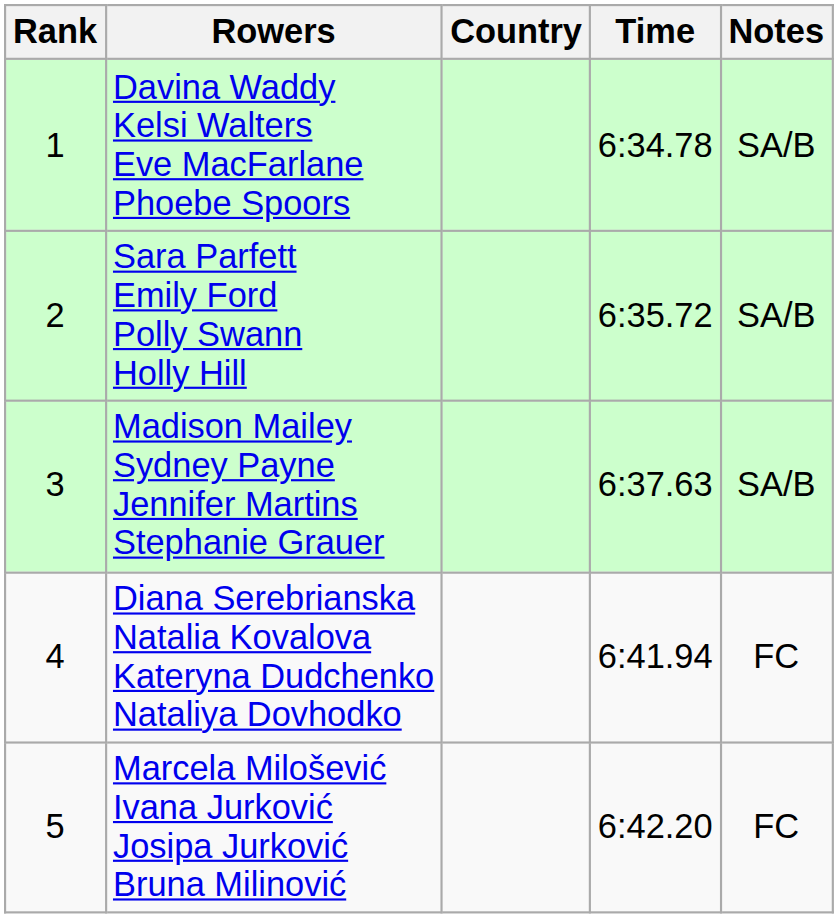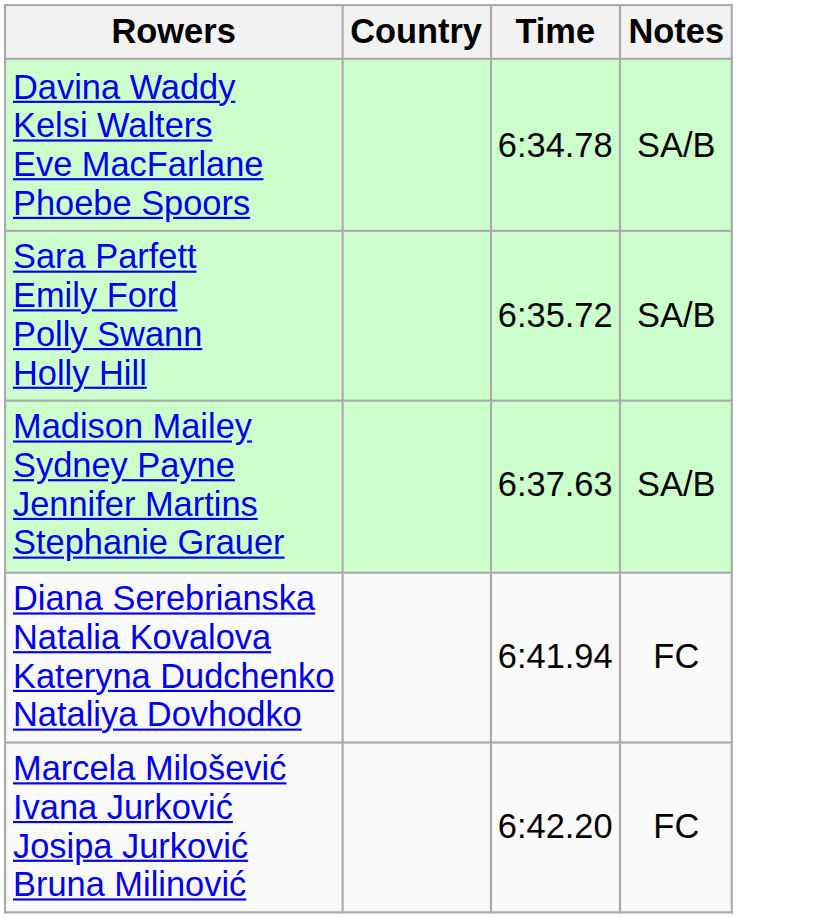- column: (55, 31)
